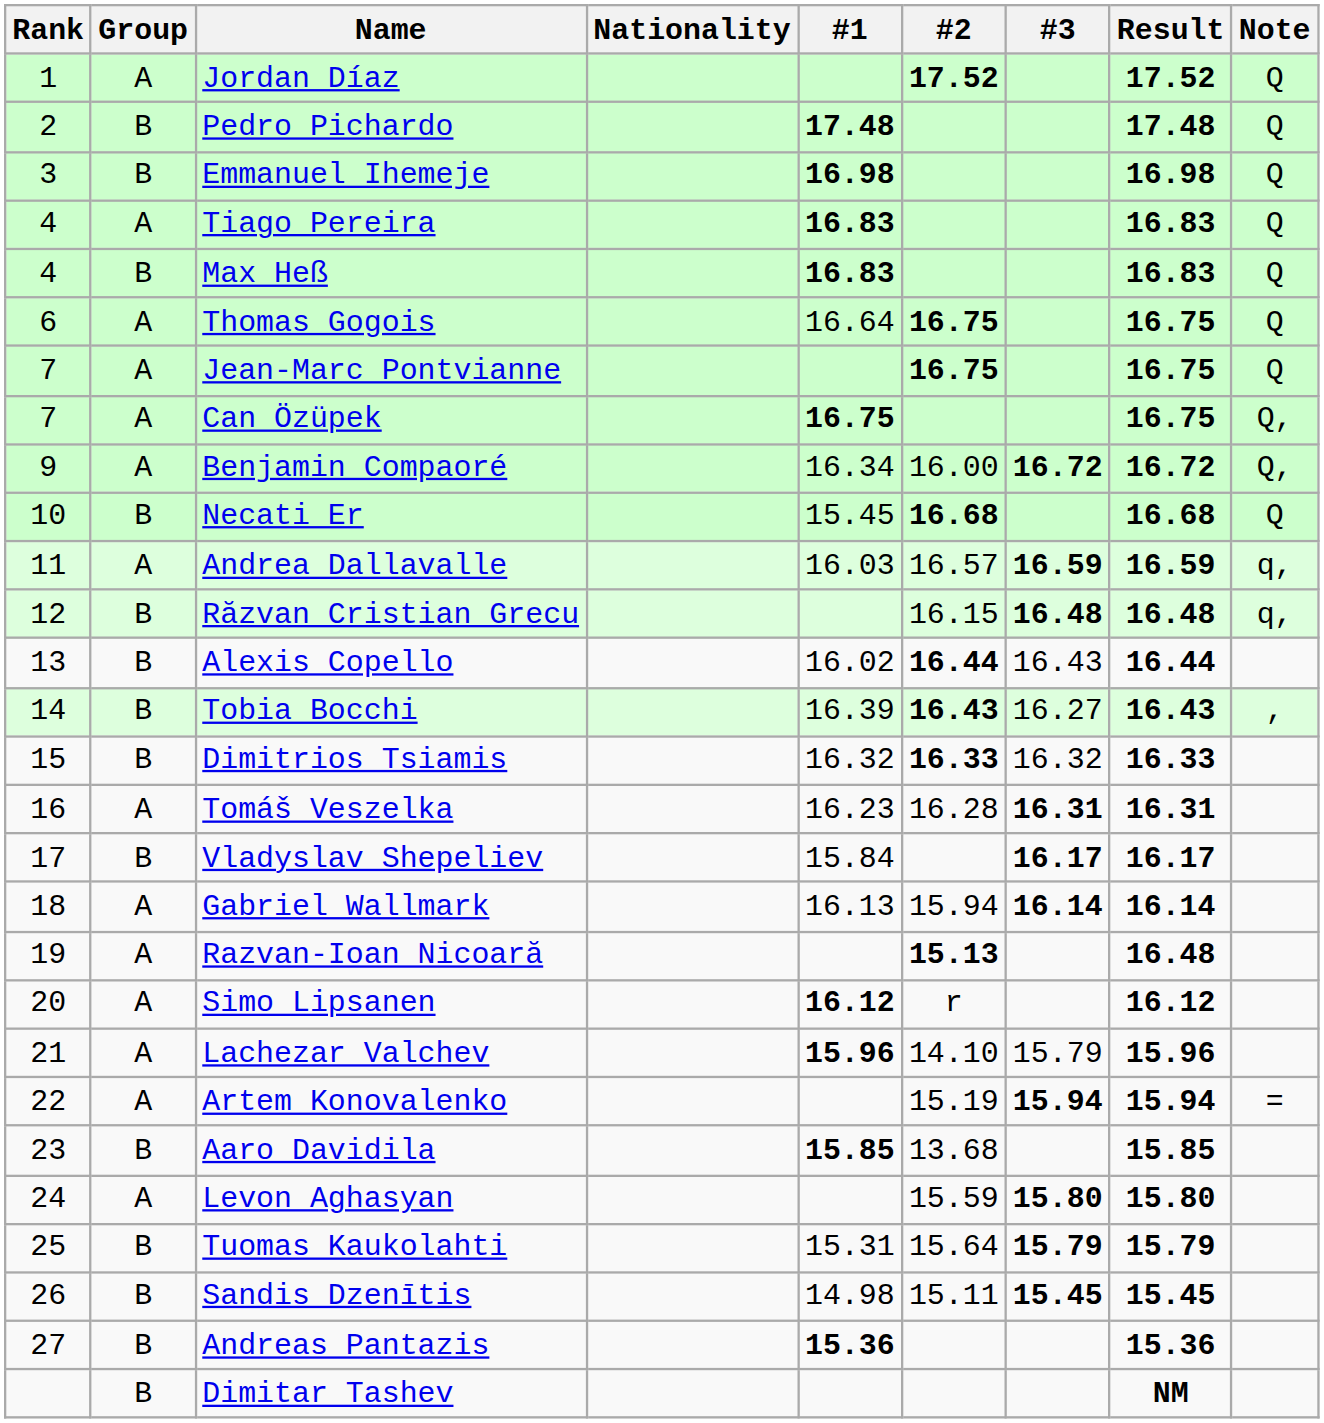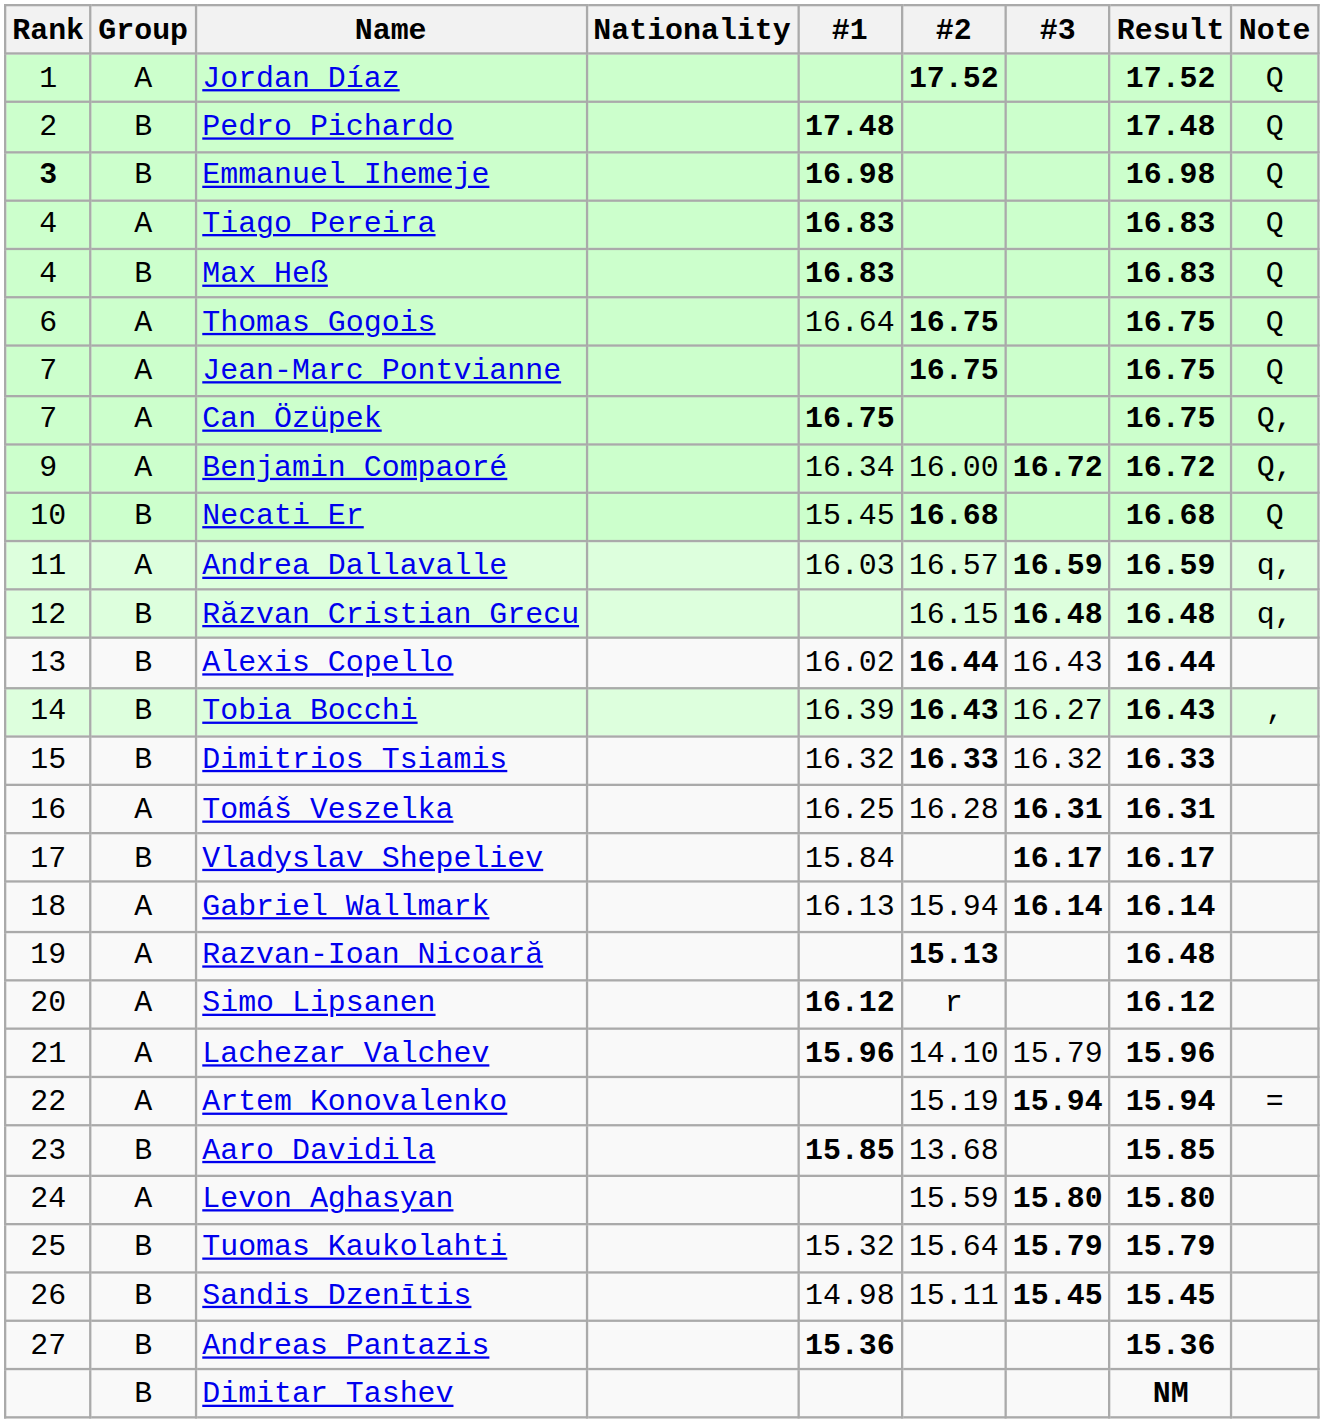(48, 176) normal -> (48, 176) bold
(850, 809) 16.23 -> (850, 809) 16.25
(850, 1248) 15.31 -> (850, 1248) 15.32
